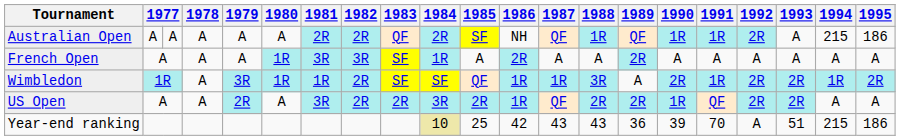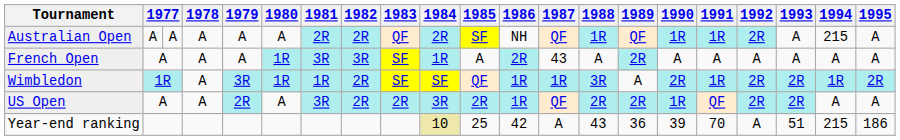(875, 37) 186 -> (875, 37) A
(559, 59) A -> (559, 59) 43
(559, 124) 43 -> (559, 124) A
